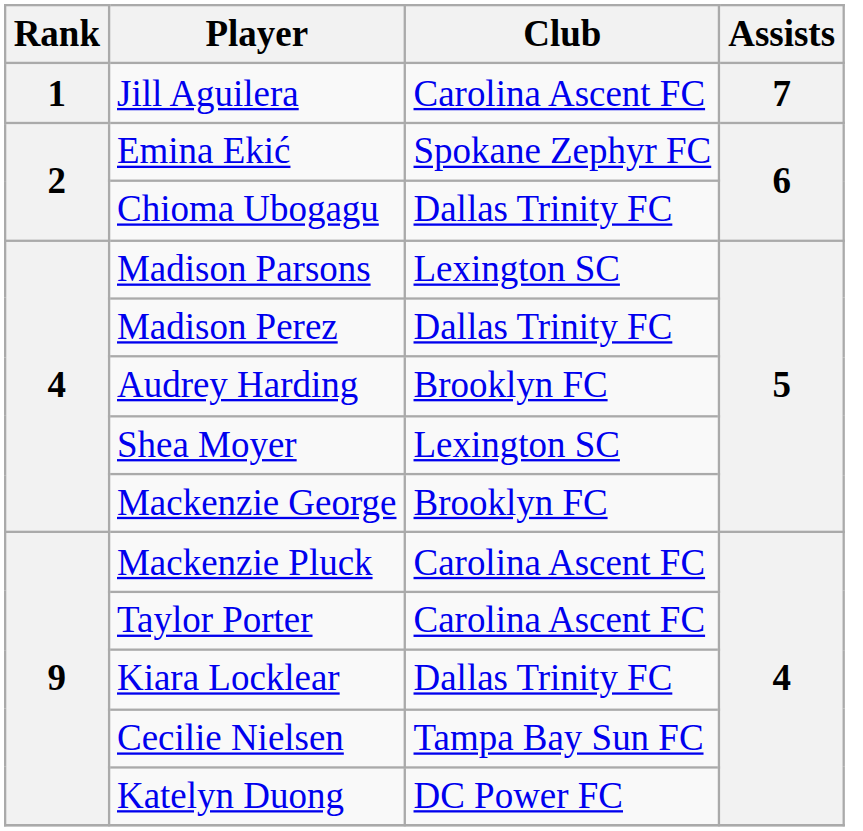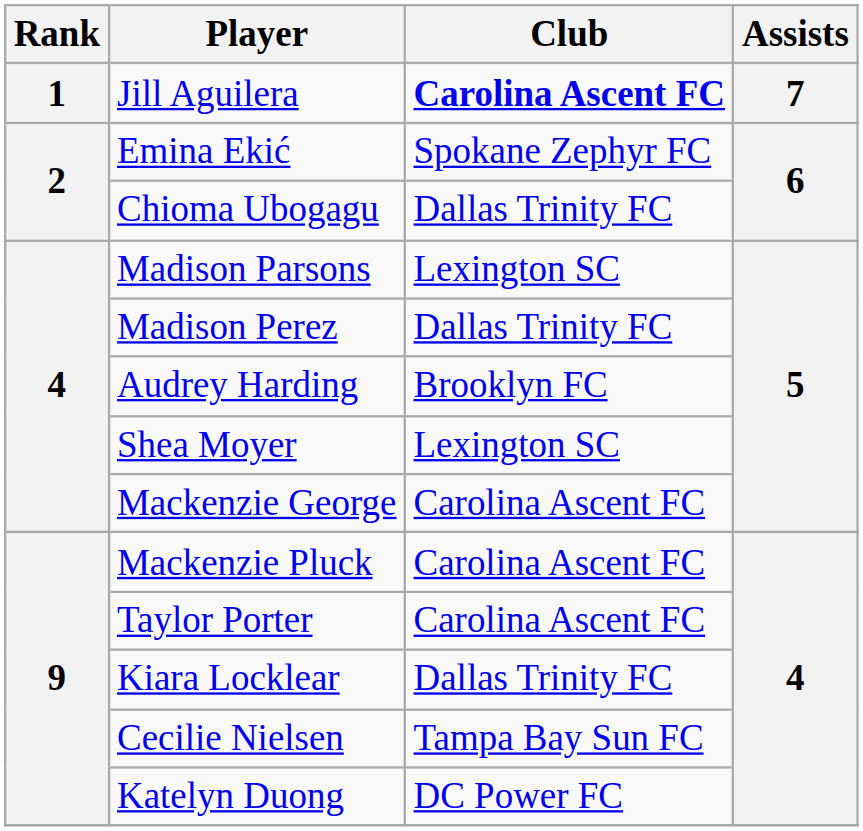(559, 92) normal -> (569, 92) bold
(511, 502) Brooklyn FC -> (559, 502) Carolina Ascent FC
